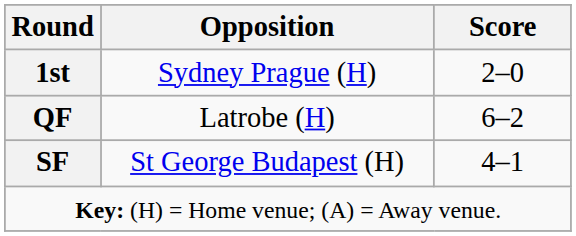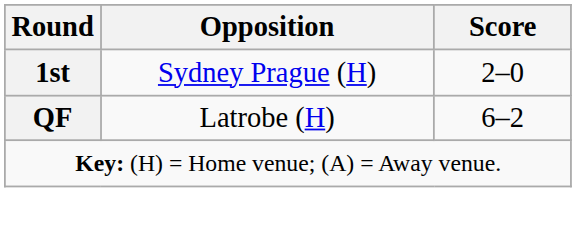- row: (53, 162)
